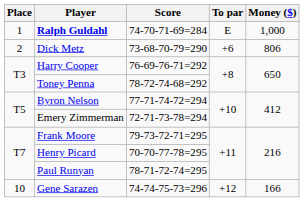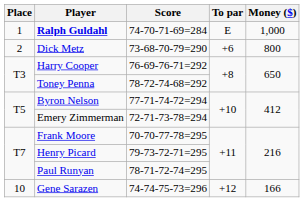(272, 48) 806 -> (272, 48) 800
(168, 135) 79-73-72-71=295 -> (168, 135) 70-70-77-78=295
(168, 153) 70-70-77-78=295 -> (168, 153) 79-73-72-71=295
